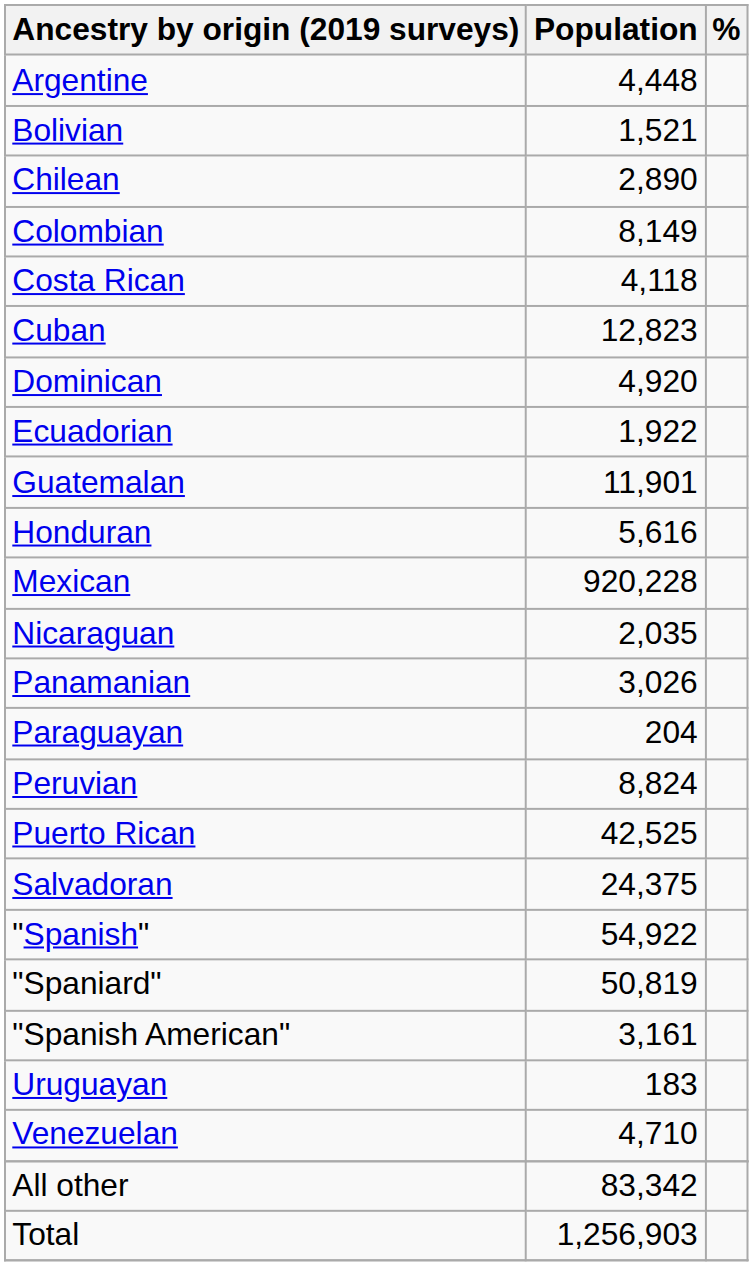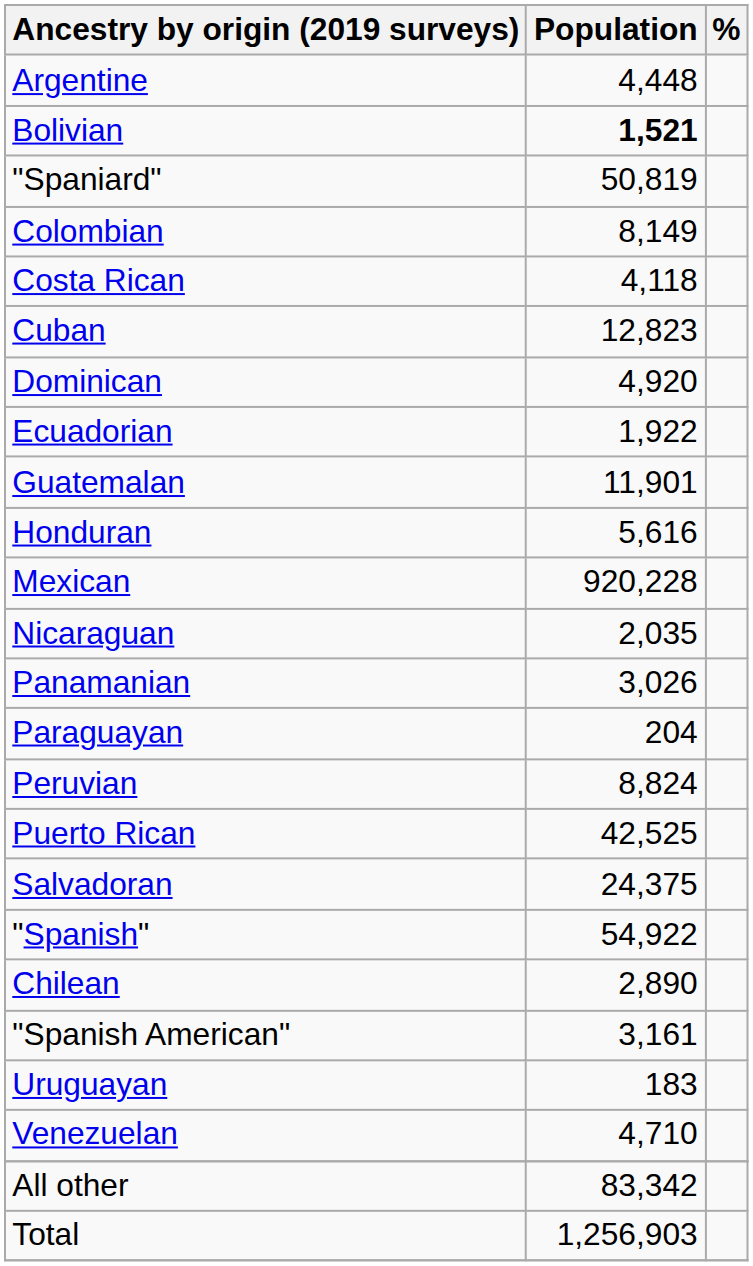(658, 130) normal -> (658, 130) bold
rows swapped: (66, 180) <-> (87, 984)
